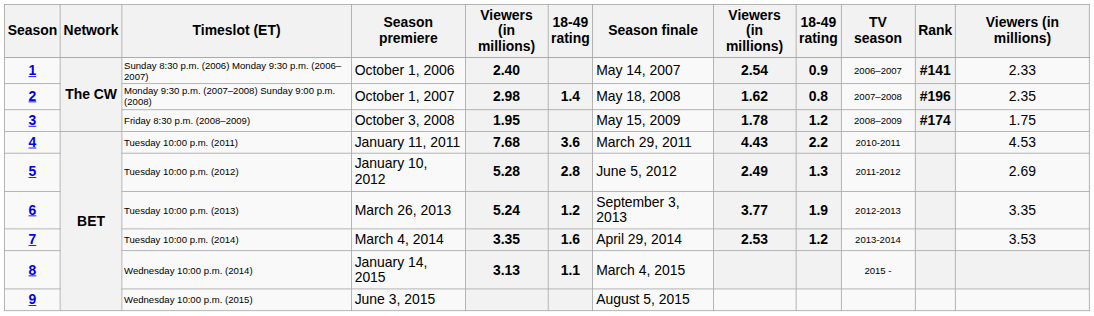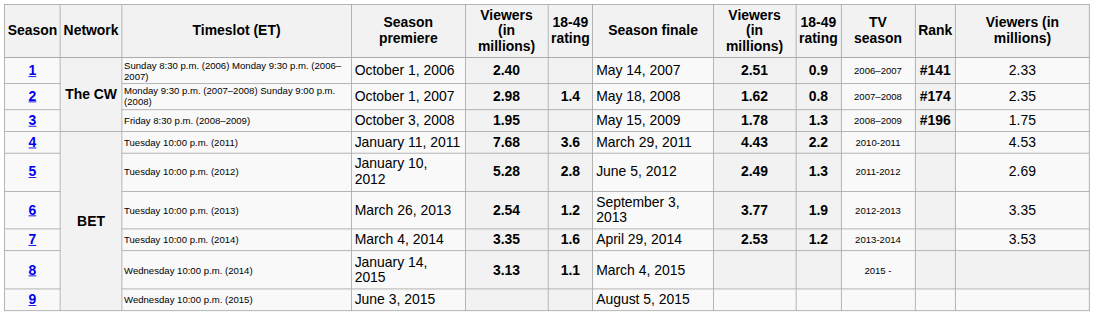(755, 70) 2.54 -> (755, 70) 2.51
(935, 96) #196 -> (935, 96) #174
(818, 120) 1.2 -> (818, 120) 1.3
(935, 120) #174 -> (935, 120) #196
(507, 210) 5.24 -> (507, 210) 2.54
